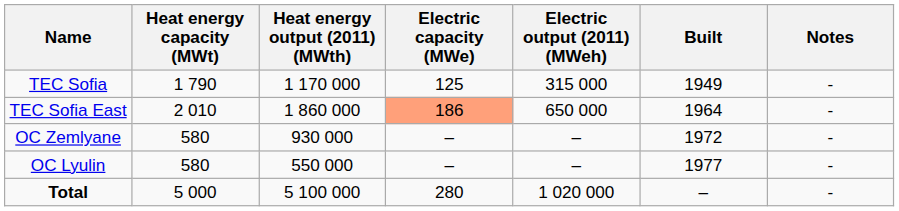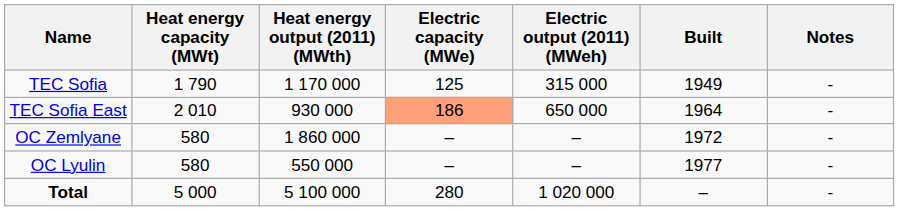(322, 111) 1 860 000 -> (322, 111) 930 000
(322, 138) 930 000 -> (322, 138) 1 860 000
